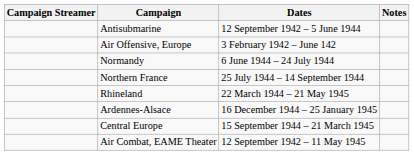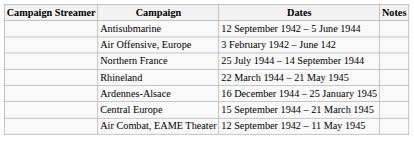- row: (122, 61)
